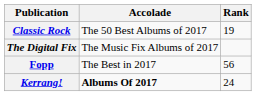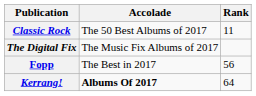(229, 30) 19 -> (229, 30) 11
(229, 82) 24 -> (229, 82) 64
